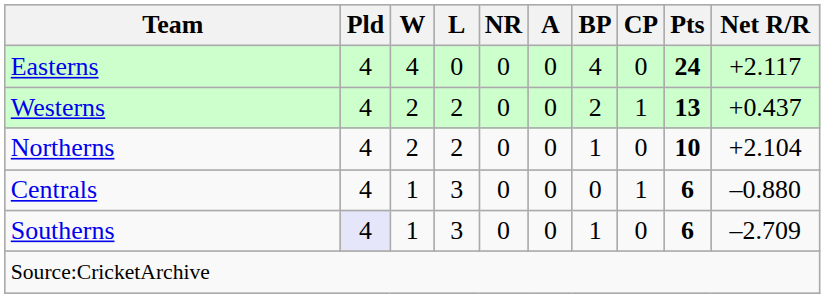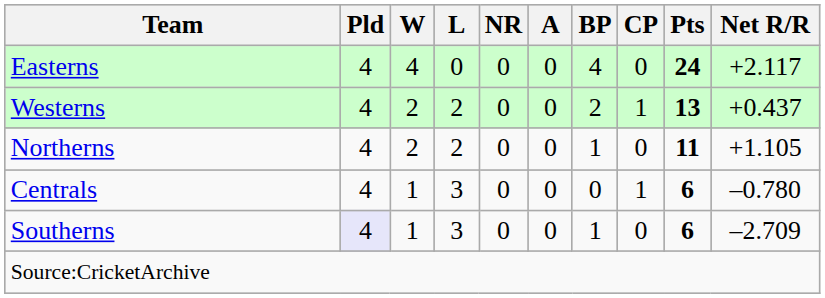(687, 148) 10 -> (687, 148) 11
(765, 148) +2.104 -> (765, 148) +1.105
(765, 189) –0.880 -> (765, 189) –0.780
